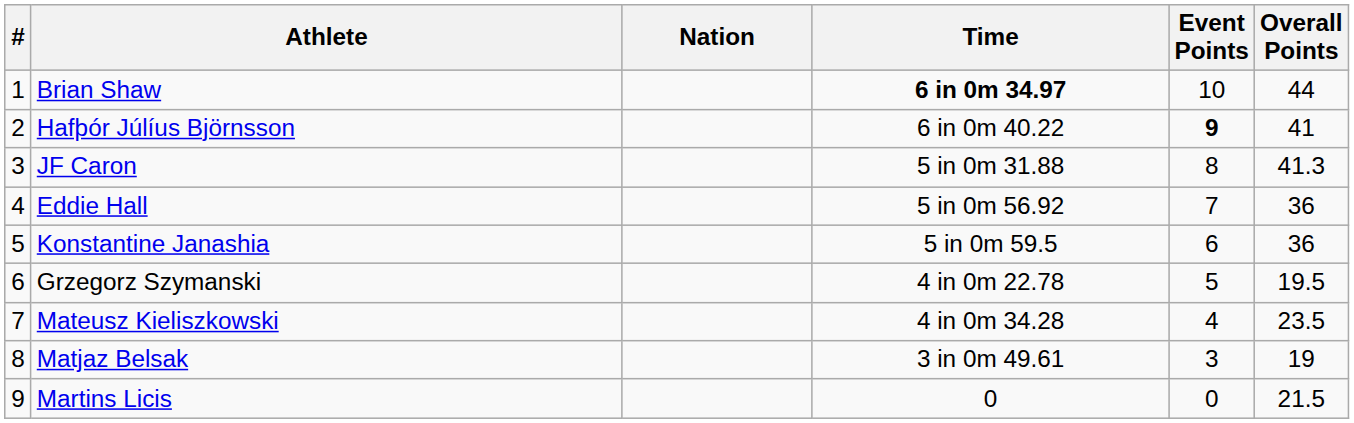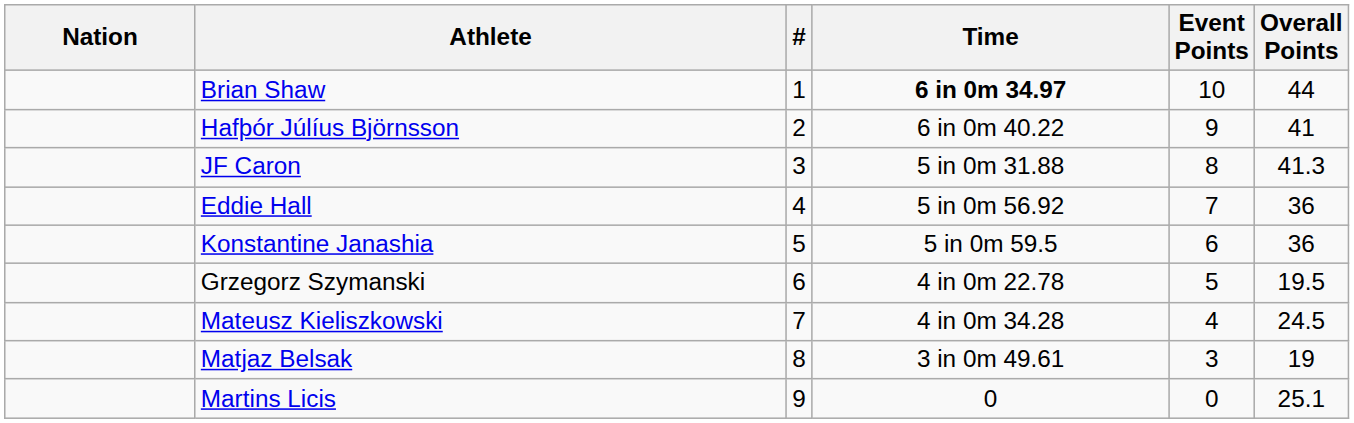columns swapped: (18, 37) <-> (717, 37)
(1212, 128) bold -> (1212, 128) normal
(1301, 321) 23.5 -> (1301, 321) 24.5
(1301, 398) 21.5 -> (1301, 398) 25.1
